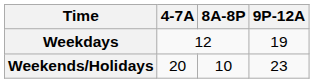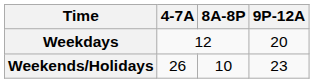(279, 41) 19 -> (279, 41) 20
(178, 66) 20 -> (178, 66) 26
